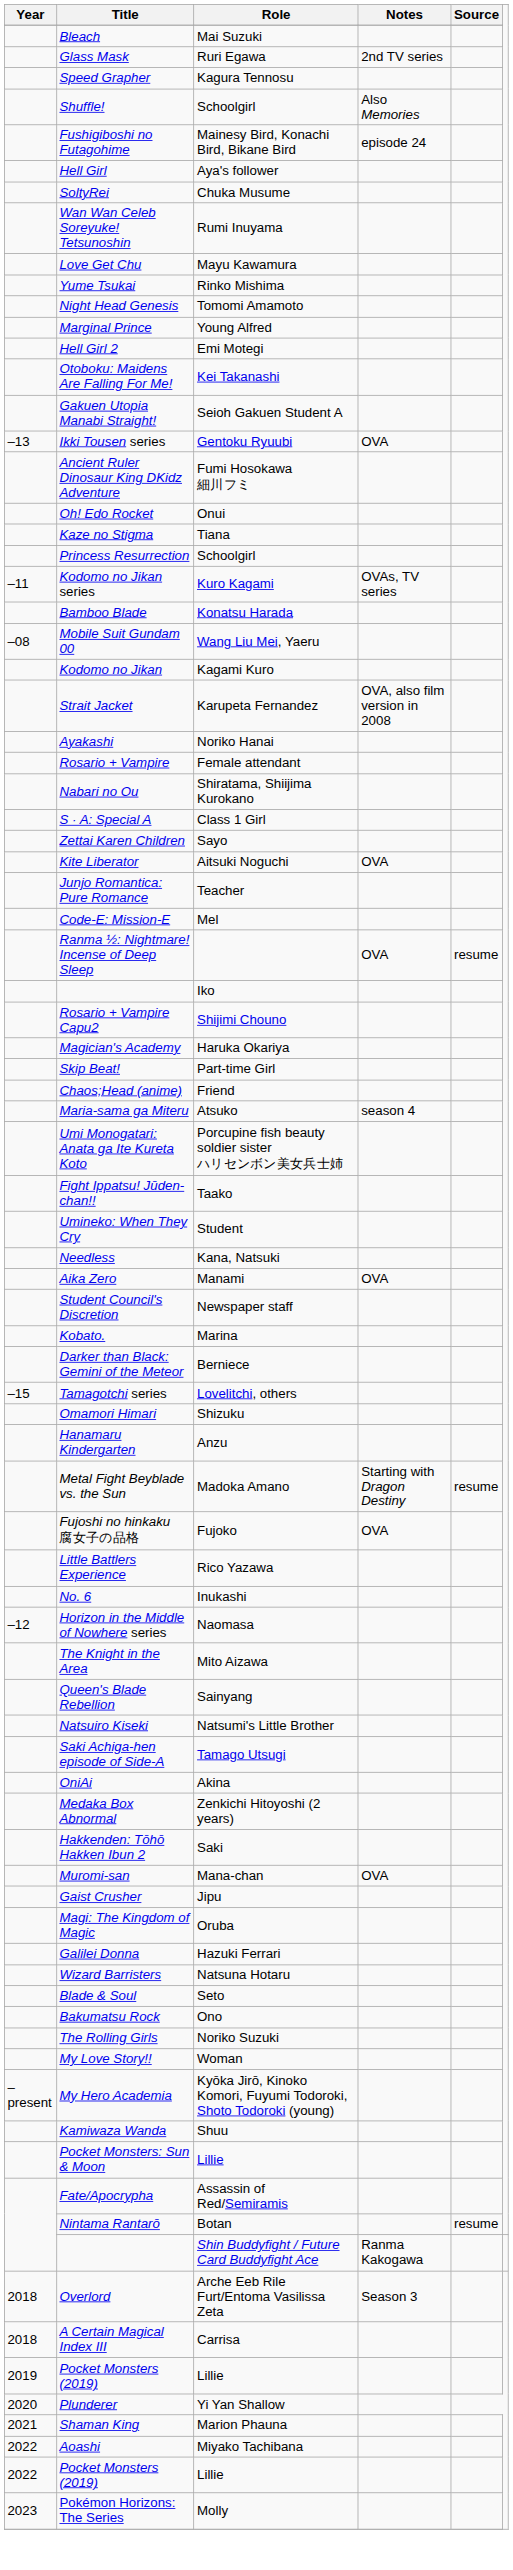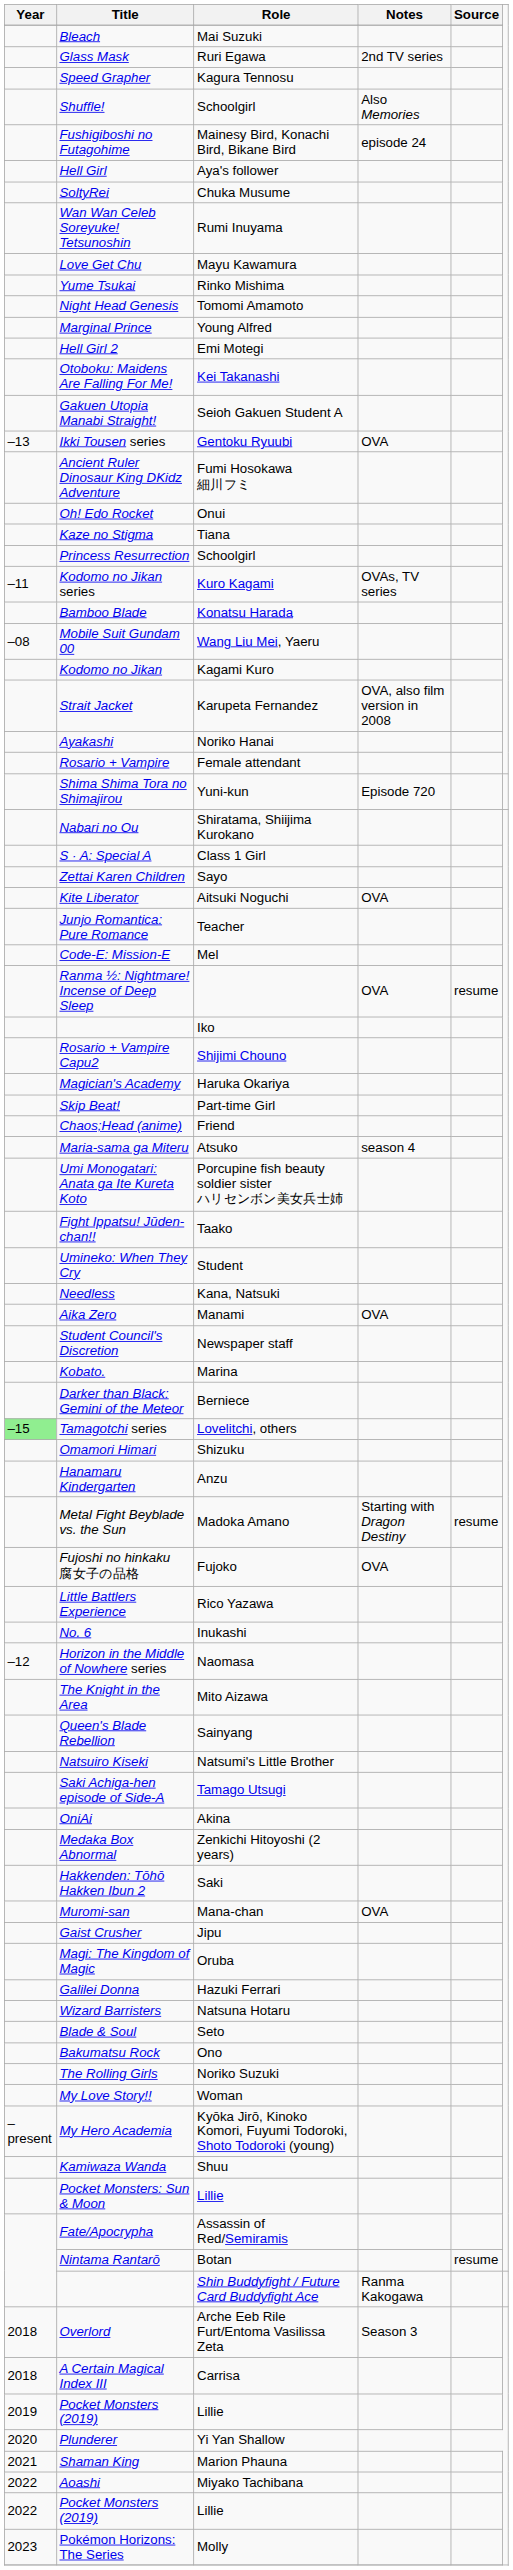+ row: (123, 791)
(19, 1393) no background -> (19, 1429) lightgreen background
